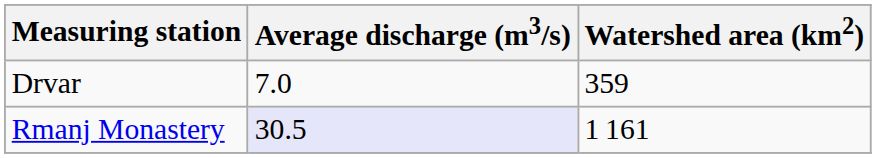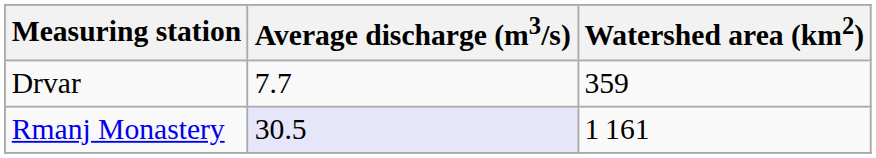(273, 82) 7.0 -> (273, 82) 7.7
